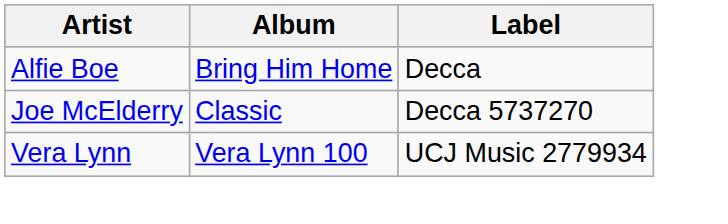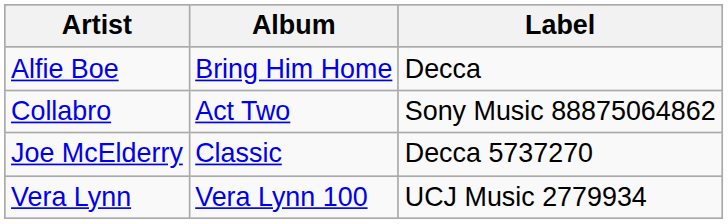+ row: (61, 111)
